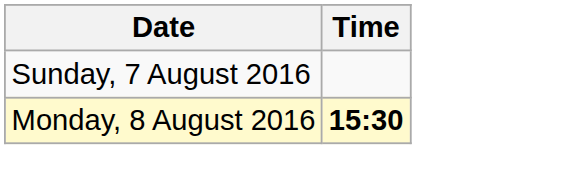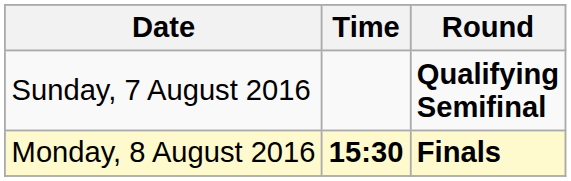+ column: (488, 27)
